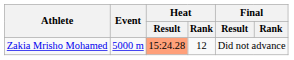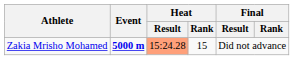(128, 46) normal -> (128, 46) bold
(201, 46) 12 -> (202, 46) 15
